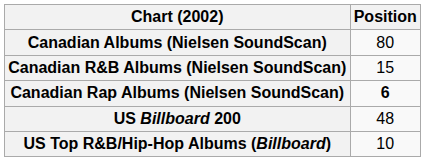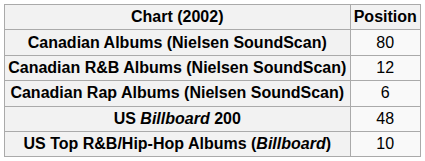(385, 67) 15 -> (385, 67) 12
(385, 93) bold -> (385, 93) normal
